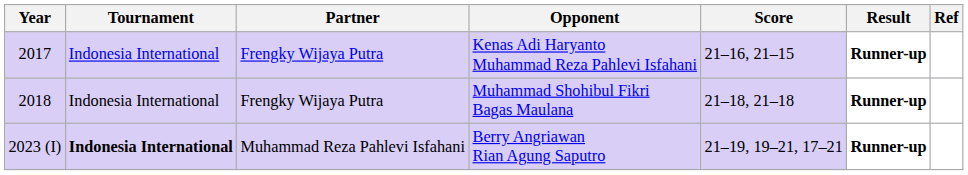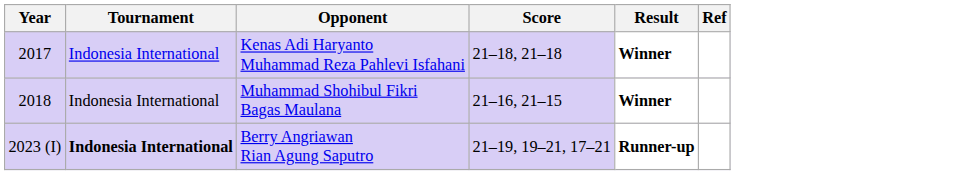- column: (353, 18)
(749, 54) 21–16, 21–15 -> (517, 54) 21–18, 21–18
(889, 54) Runner-up -> (645, 54) Winner
(749, 100) 21–18, 21–18 -> (517, 100) 21–16, 21–15
(889, 100) Runner-up -> (645, 100) Winner
